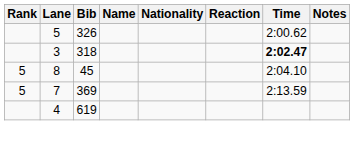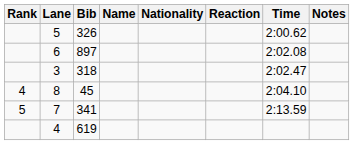+ row: (57, 52)
(286, 52) bold -> (286, 71) normal
(22, 71) 5 -> (22, 91) 4
(87, 91) 369 -> (87, 110) 341
